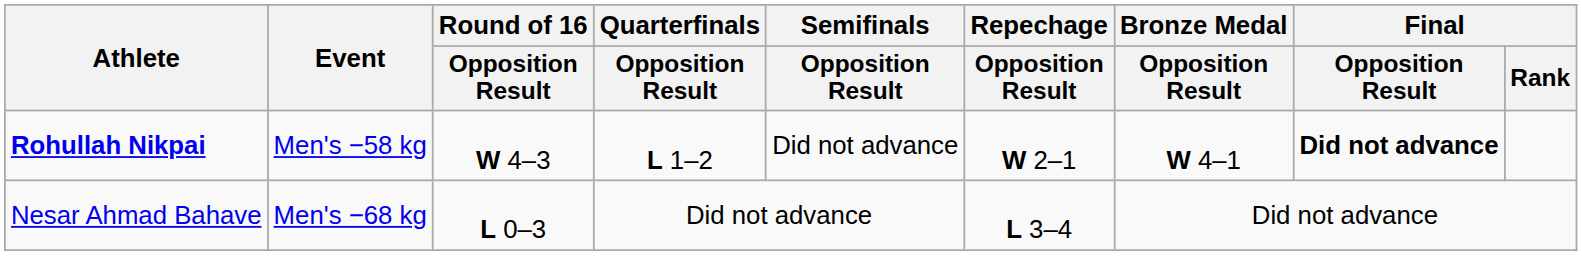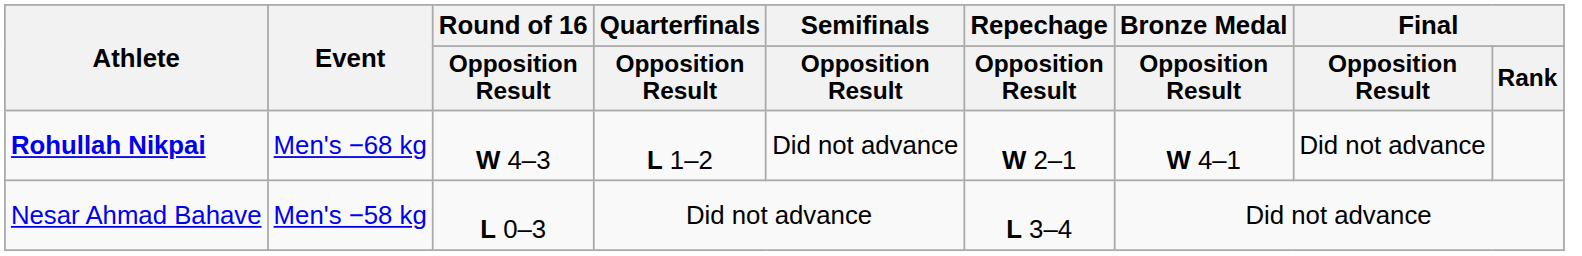(350, 146) Men's −58 kg -> (350, 146) Men's −68 kg
(1399, 146) bold -> (1393, 146) normal
(350, 215) Men's −68 kg -> (350, 215) Men's −58 kg
